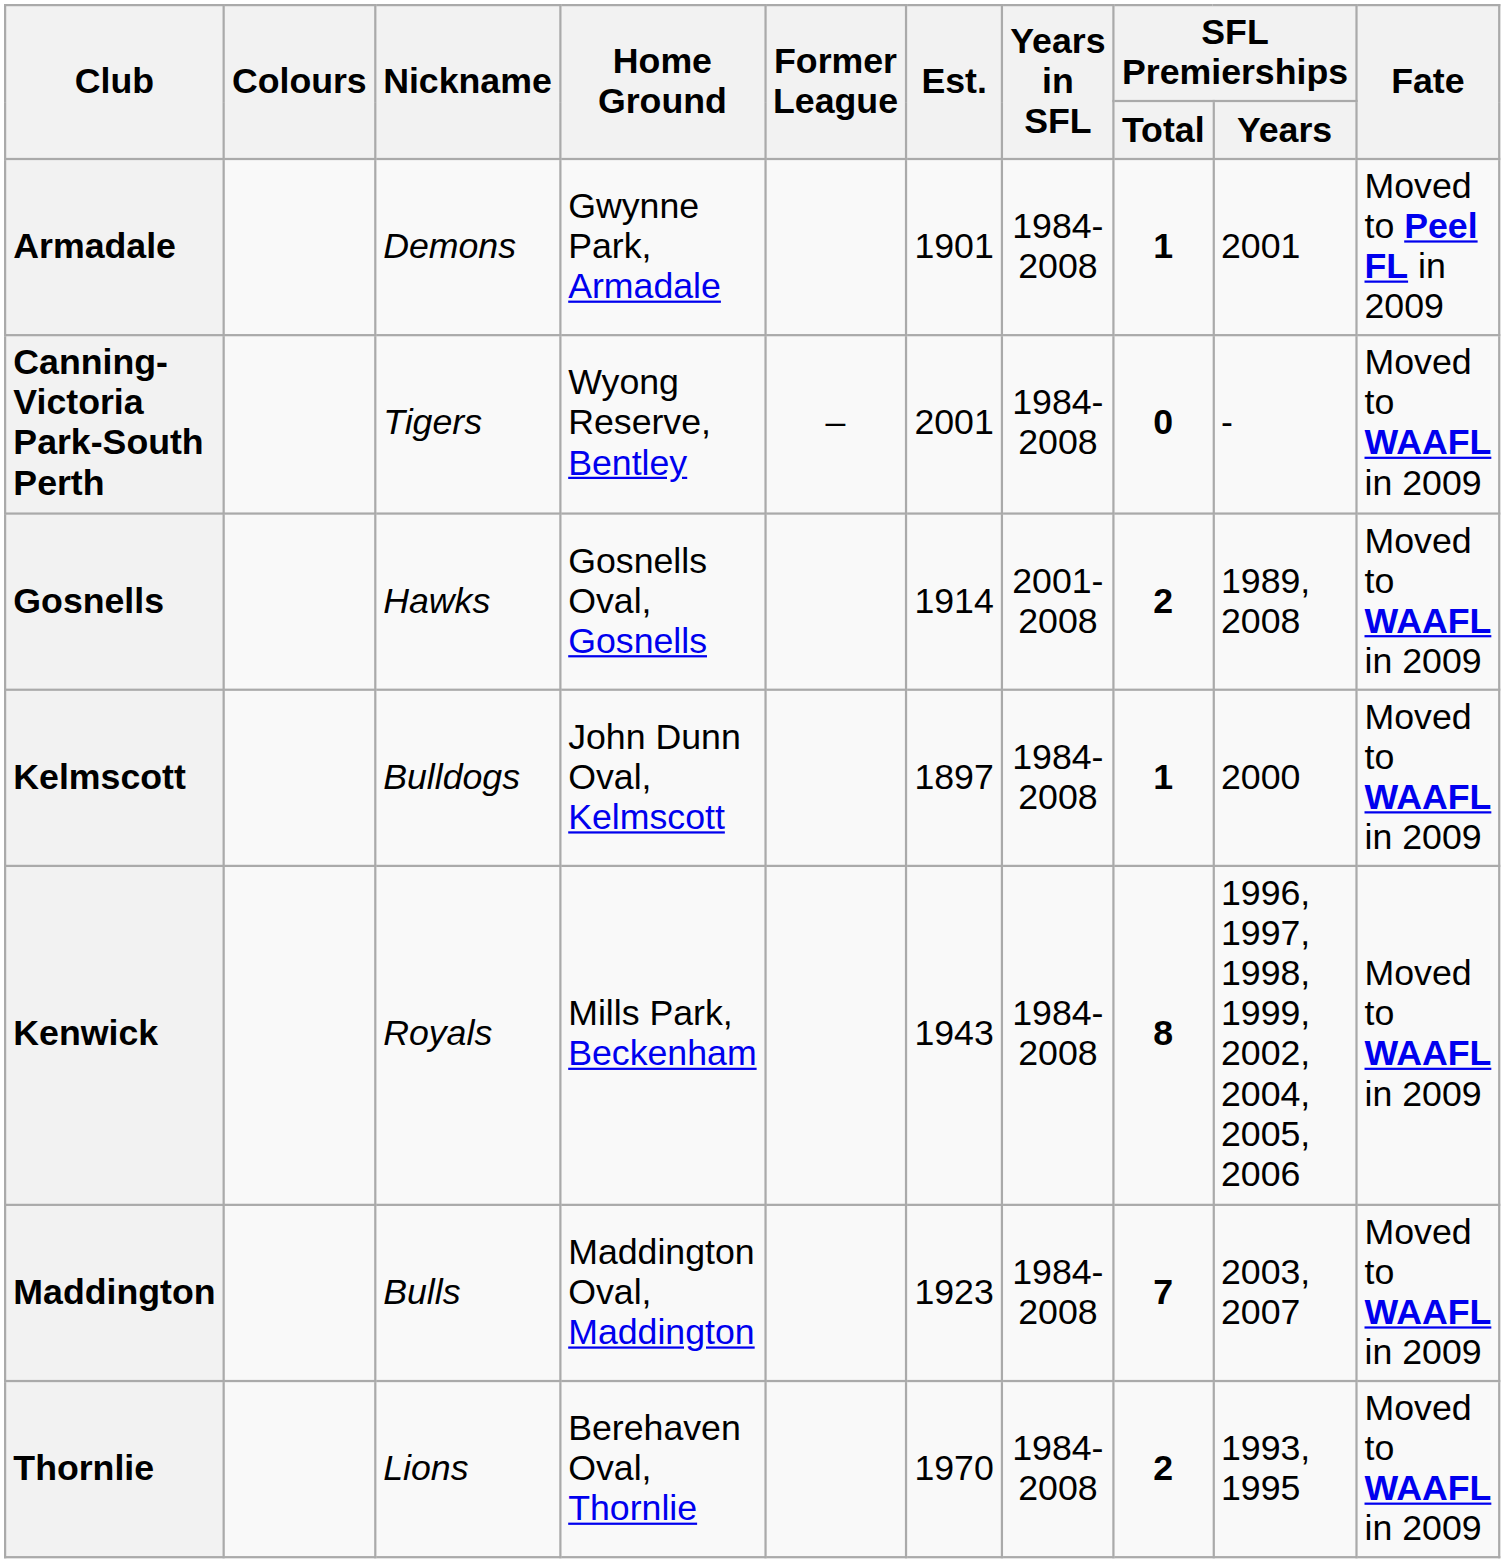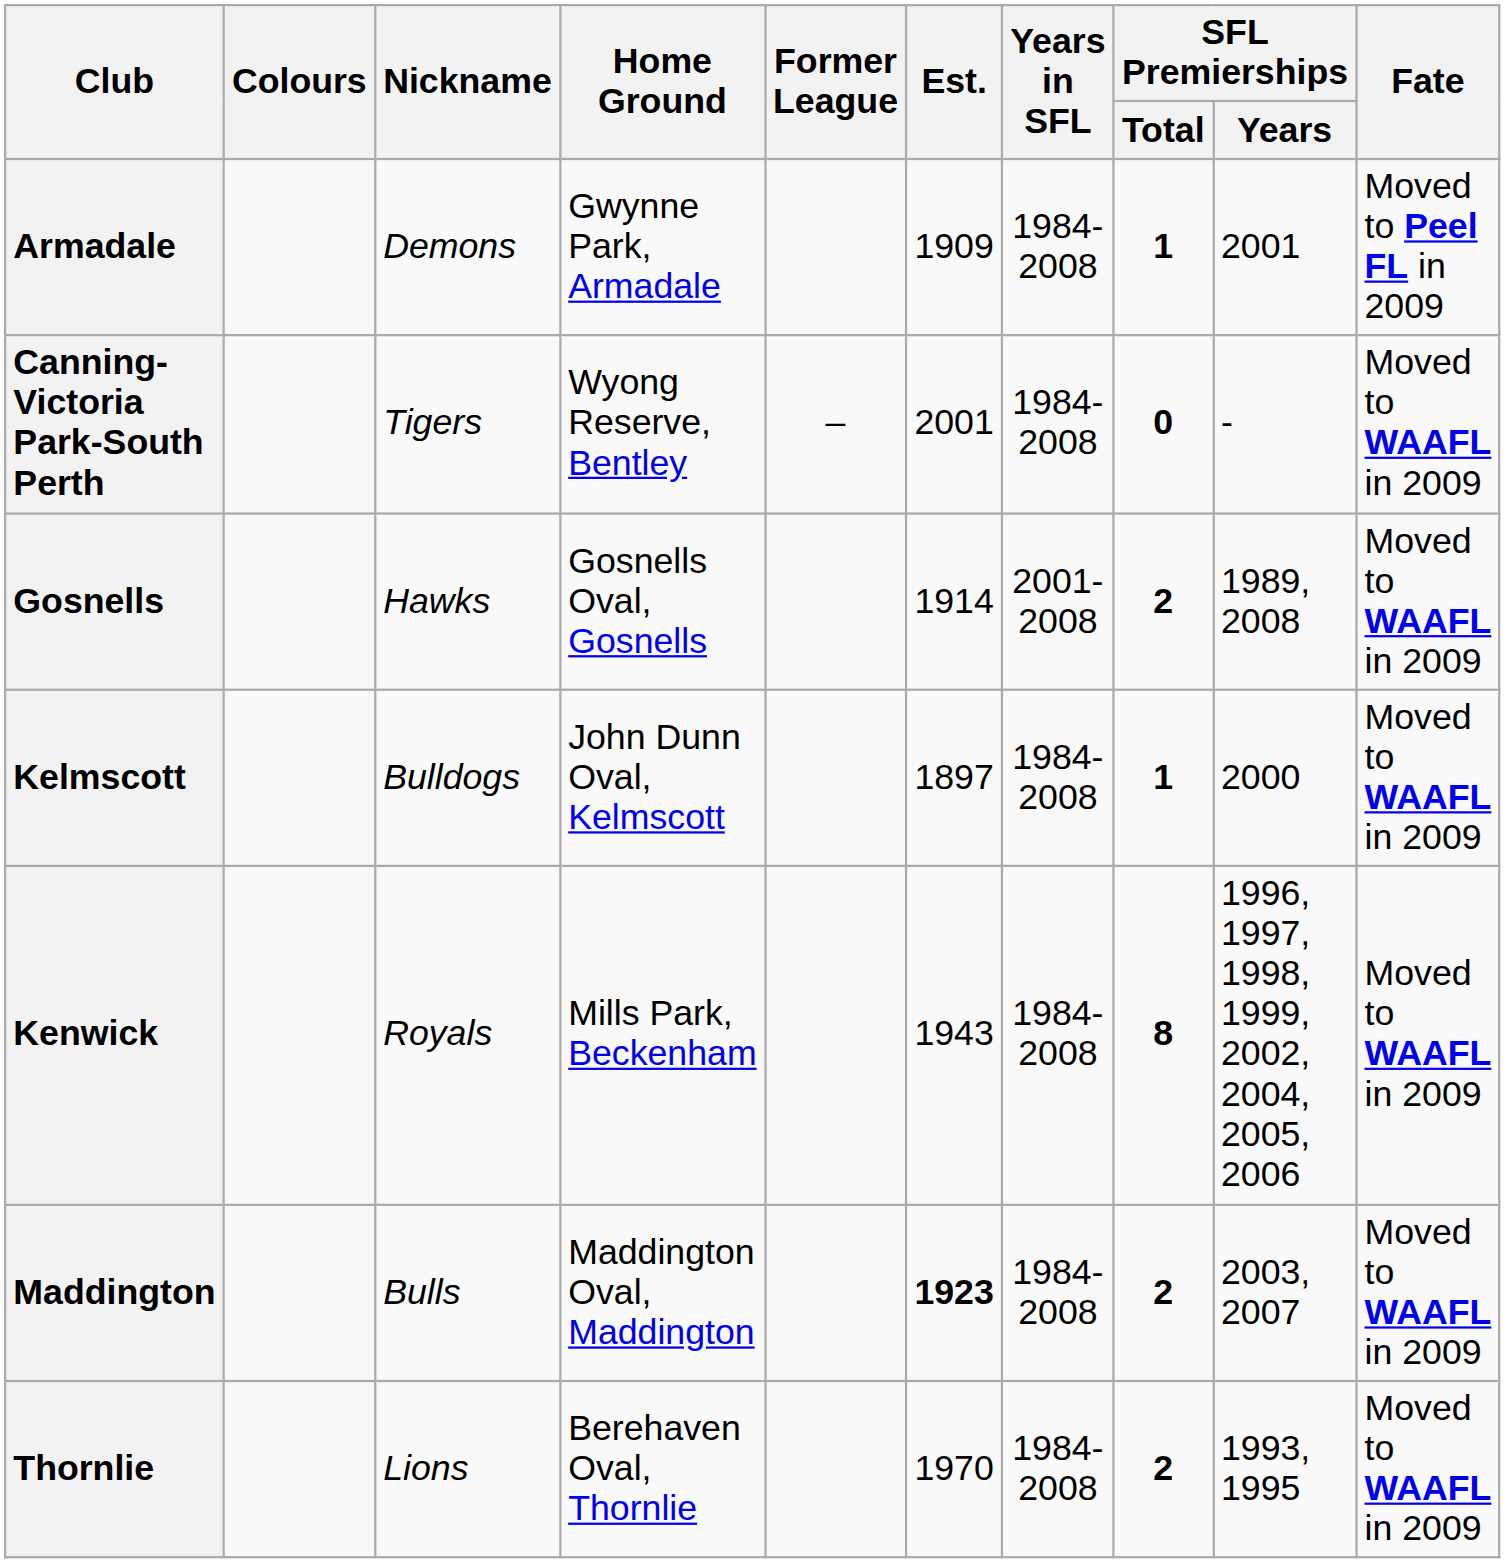(954, 246) 1901 -> (954, 246) 1909
(954, 1291) normal -> (954, 1291) bold
(1163, 1291) 7 -> (1163, 1291) 2
